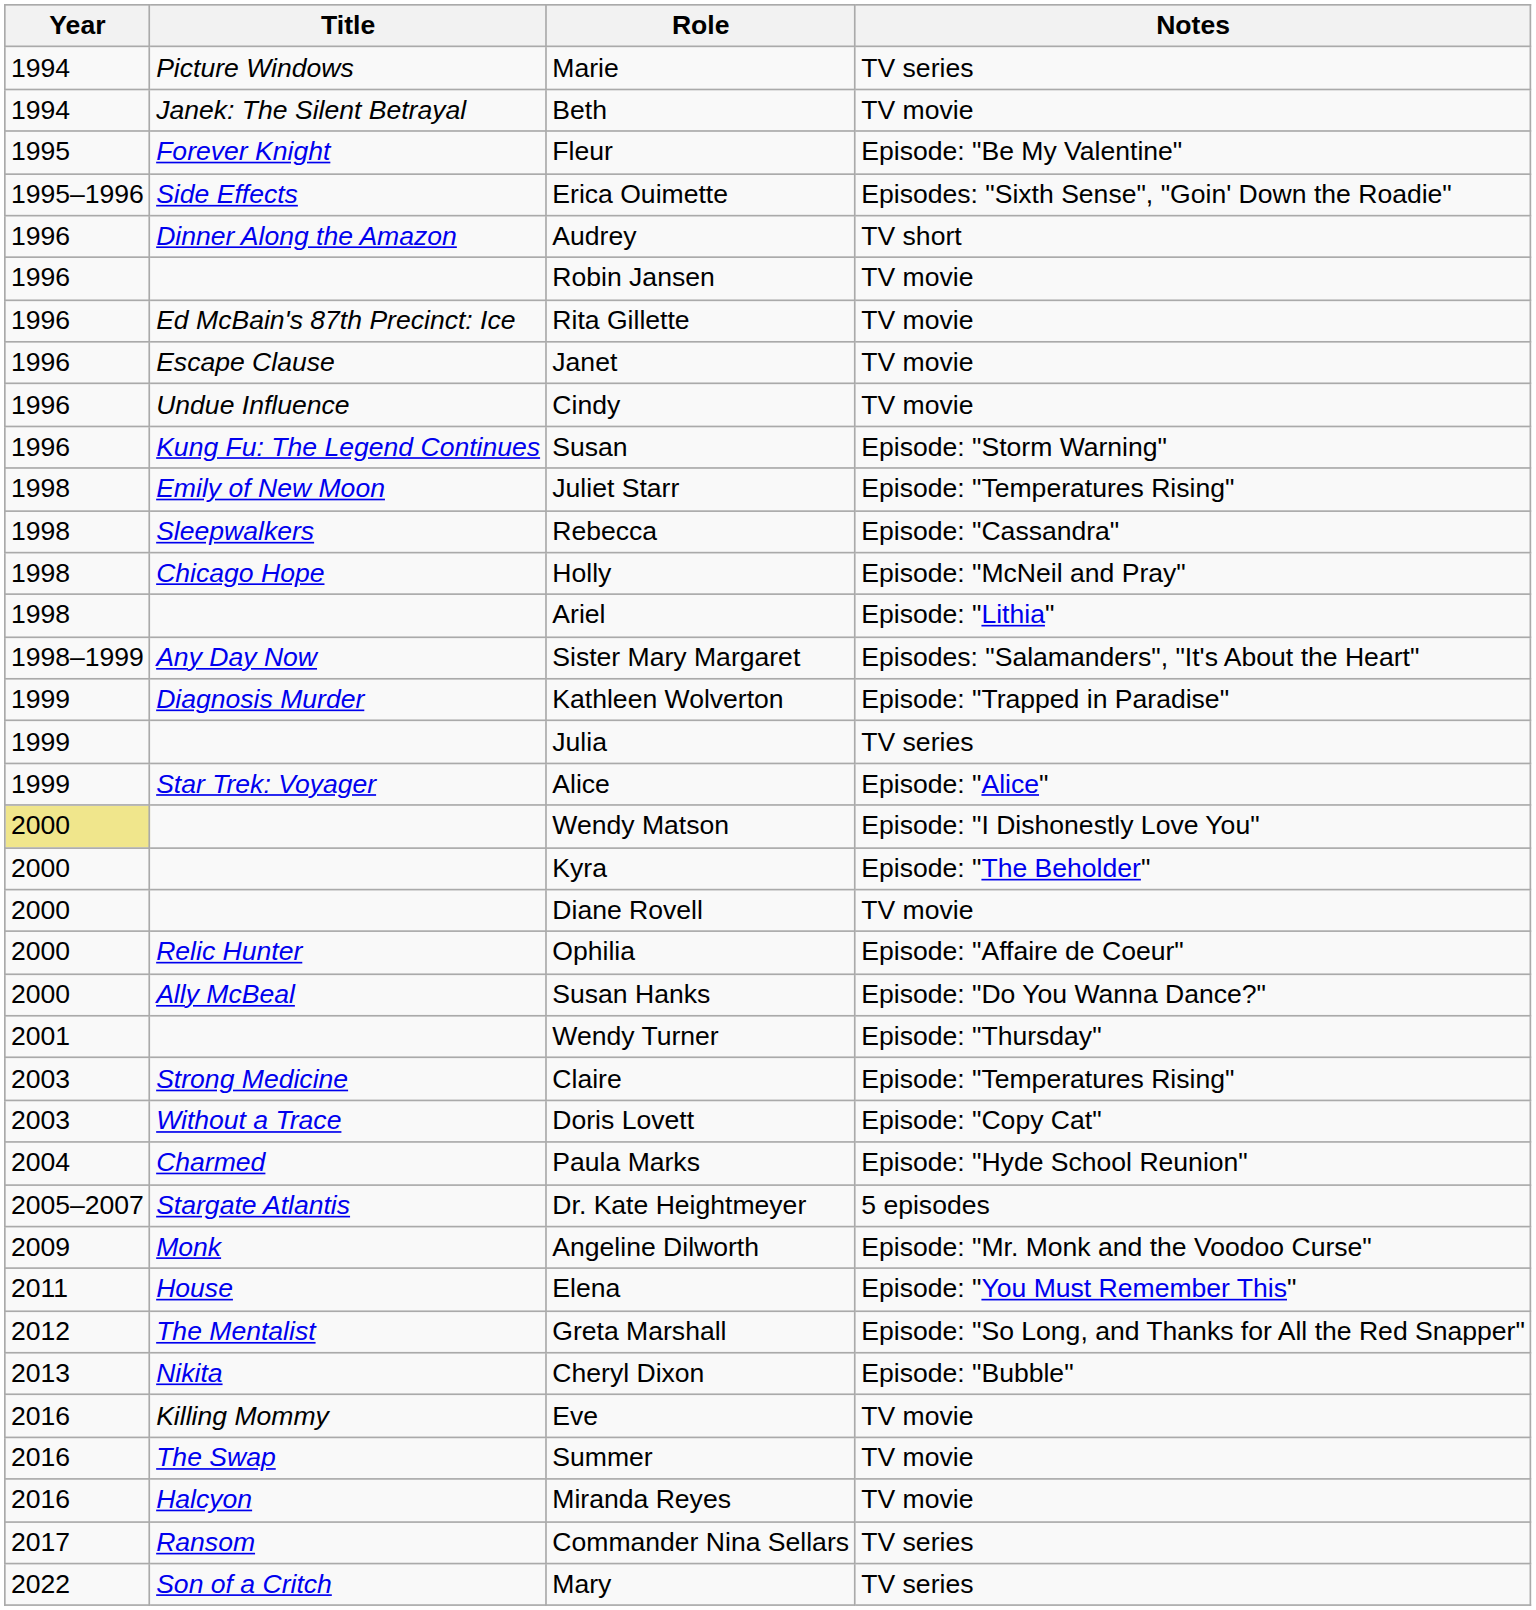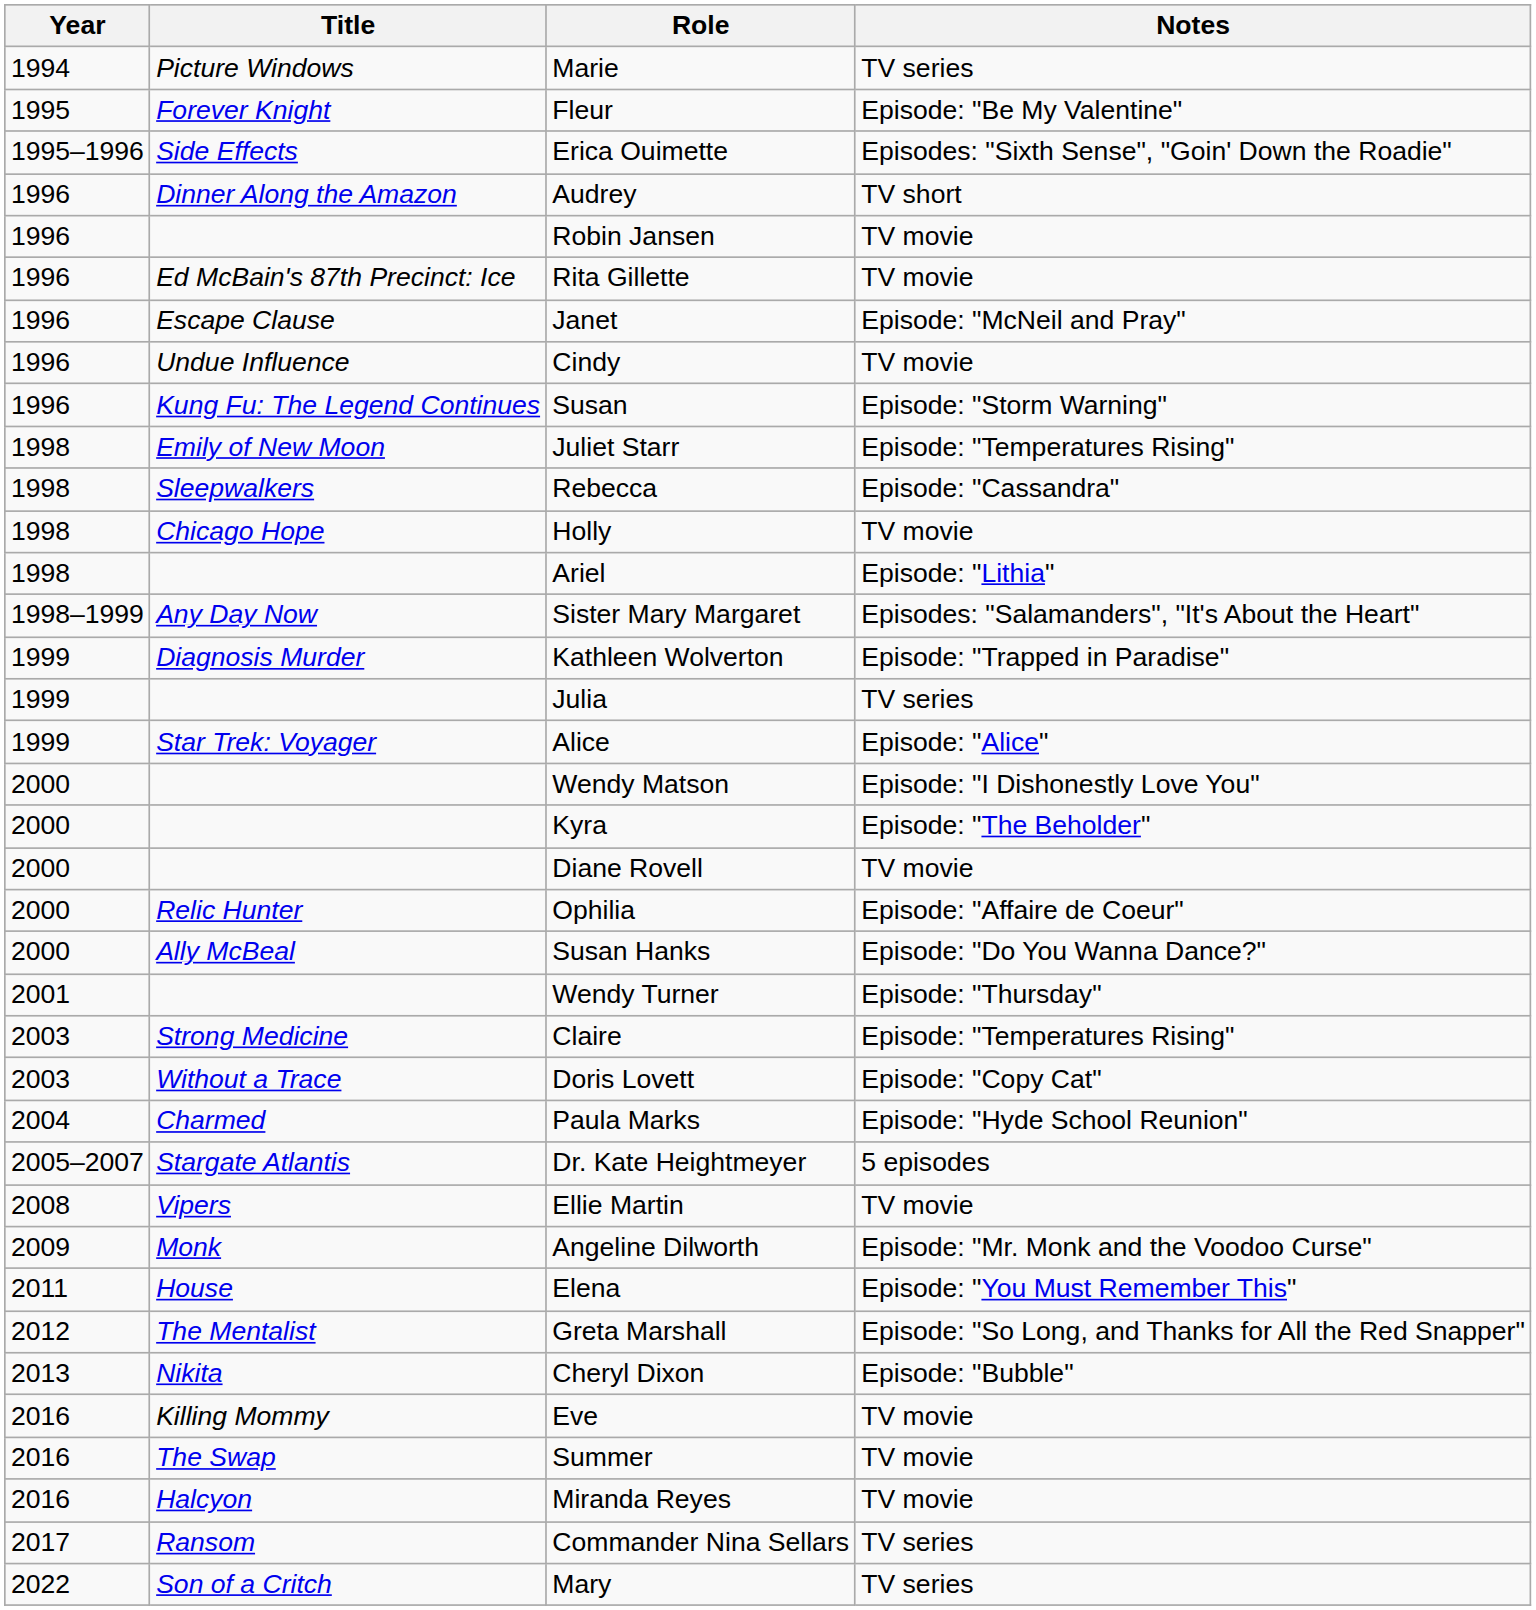- row: (580, 109)
(917, 362) TV movie -> (1023, 320) Episode: "McNeil and Pray"
(1023, 573) Episode: "McNeil and Pray" -> (917, 531) TV movie
(40, 825) khaki background -> (40, 783) no background
+ row: (618, 1204)
